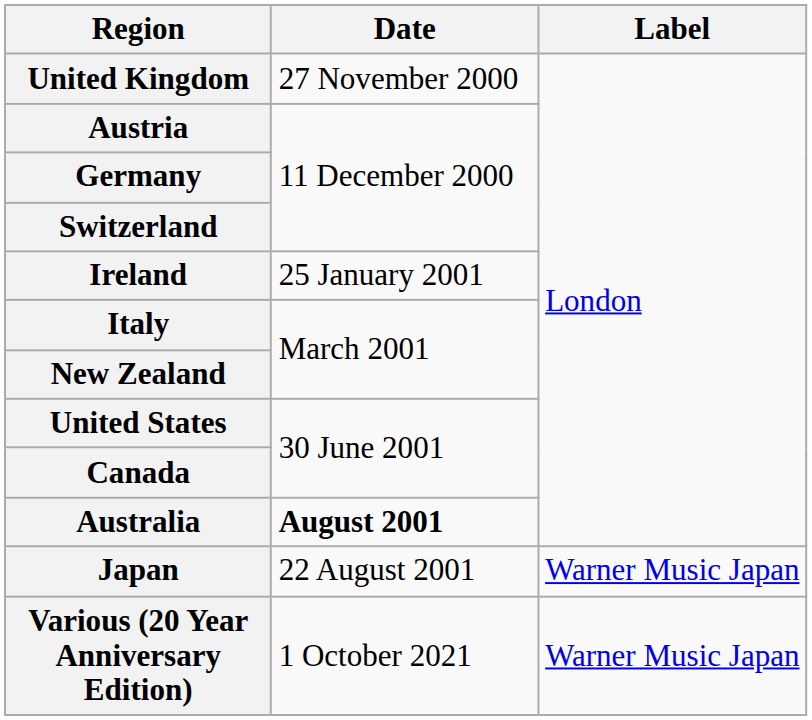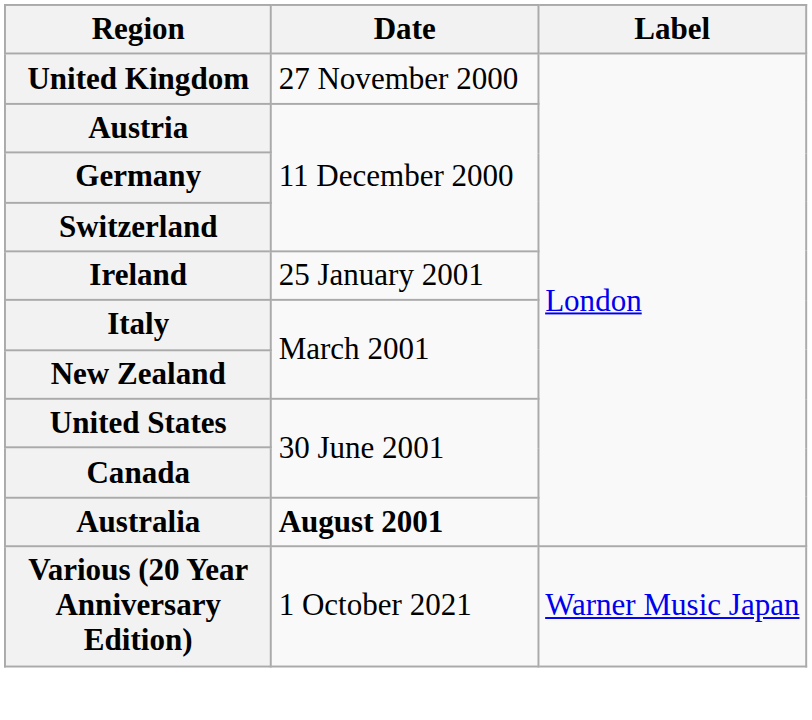- row: (138, 570)
